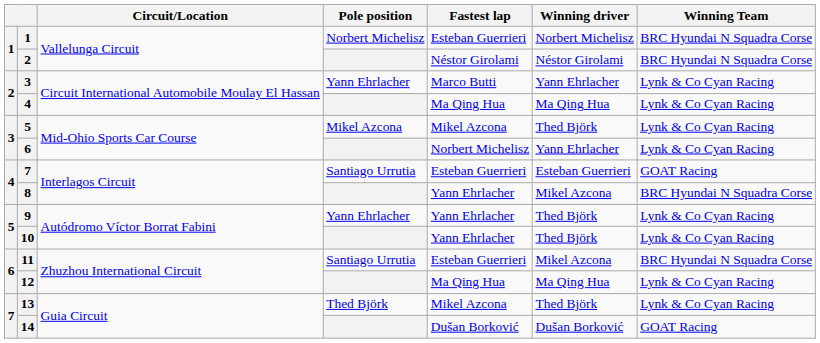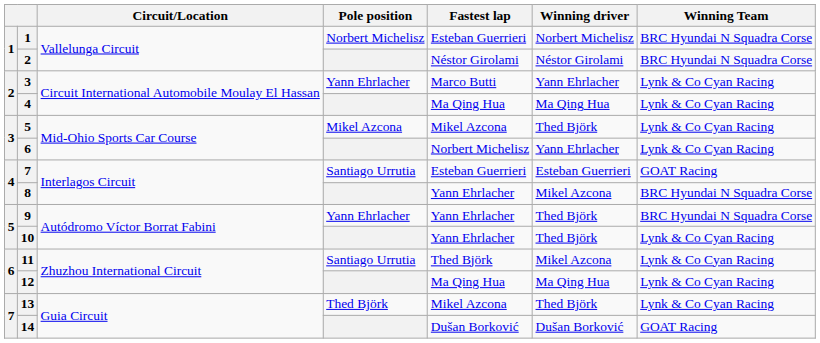(707, 215) Lynk & Co Cyan Racing -> (726, 215) BRC Hyundai N Squadra Corse
(479, 259) Esteban Guerrieri -> (462, 259) Thed Björk
(726, 259) BRC Hyundai N Squadra Corse -> (707, 259) Lynk & Co Cyan Racing
